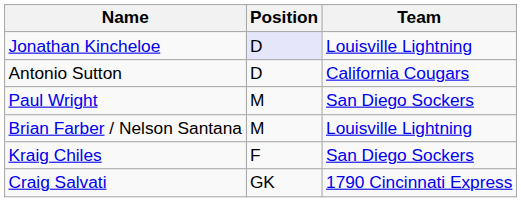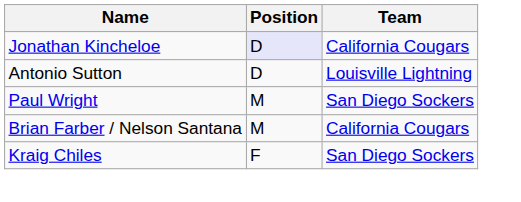(399, 45) Louisville Lightning -> (398, 45) California Cougars
(398, 73) California Cougars -> (399, 73) Louisville Lightning
(399, 127) Louisville Lightning -> (398, 127) California Cougars
- row: (58, 182)
